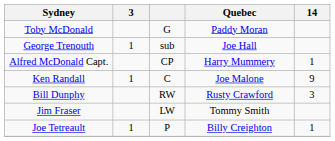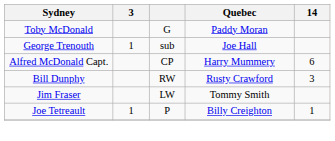(312, 62) 1 -> (312, 62) 6
- row: (59, 78)
